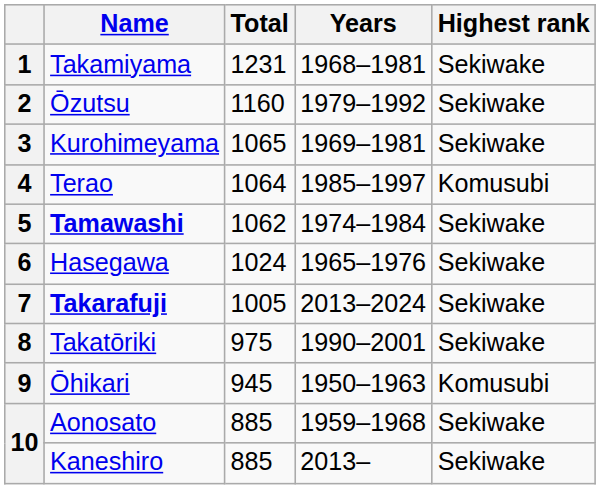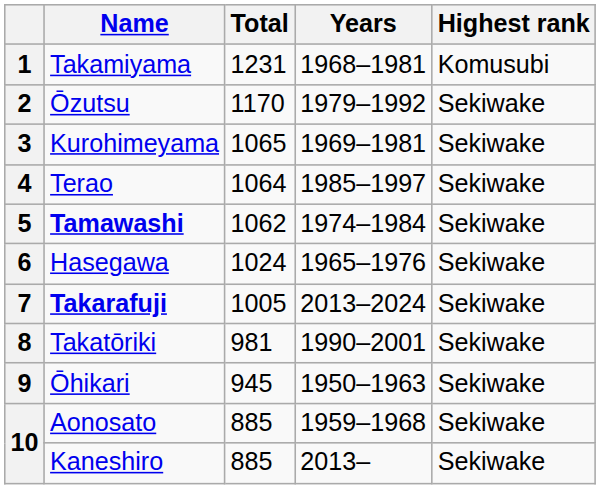(491, 64) Sekiwake -> (494, 64) Komusubi
(258, 104) 1160 -> (258, 104) 1170
(494, 183) Komusubi -> (491, 183) Sekiwake
(252, 343) 975 -> (252, 343) 981
(494, 382) Komusubi -> (491, 382) Sekiwake
